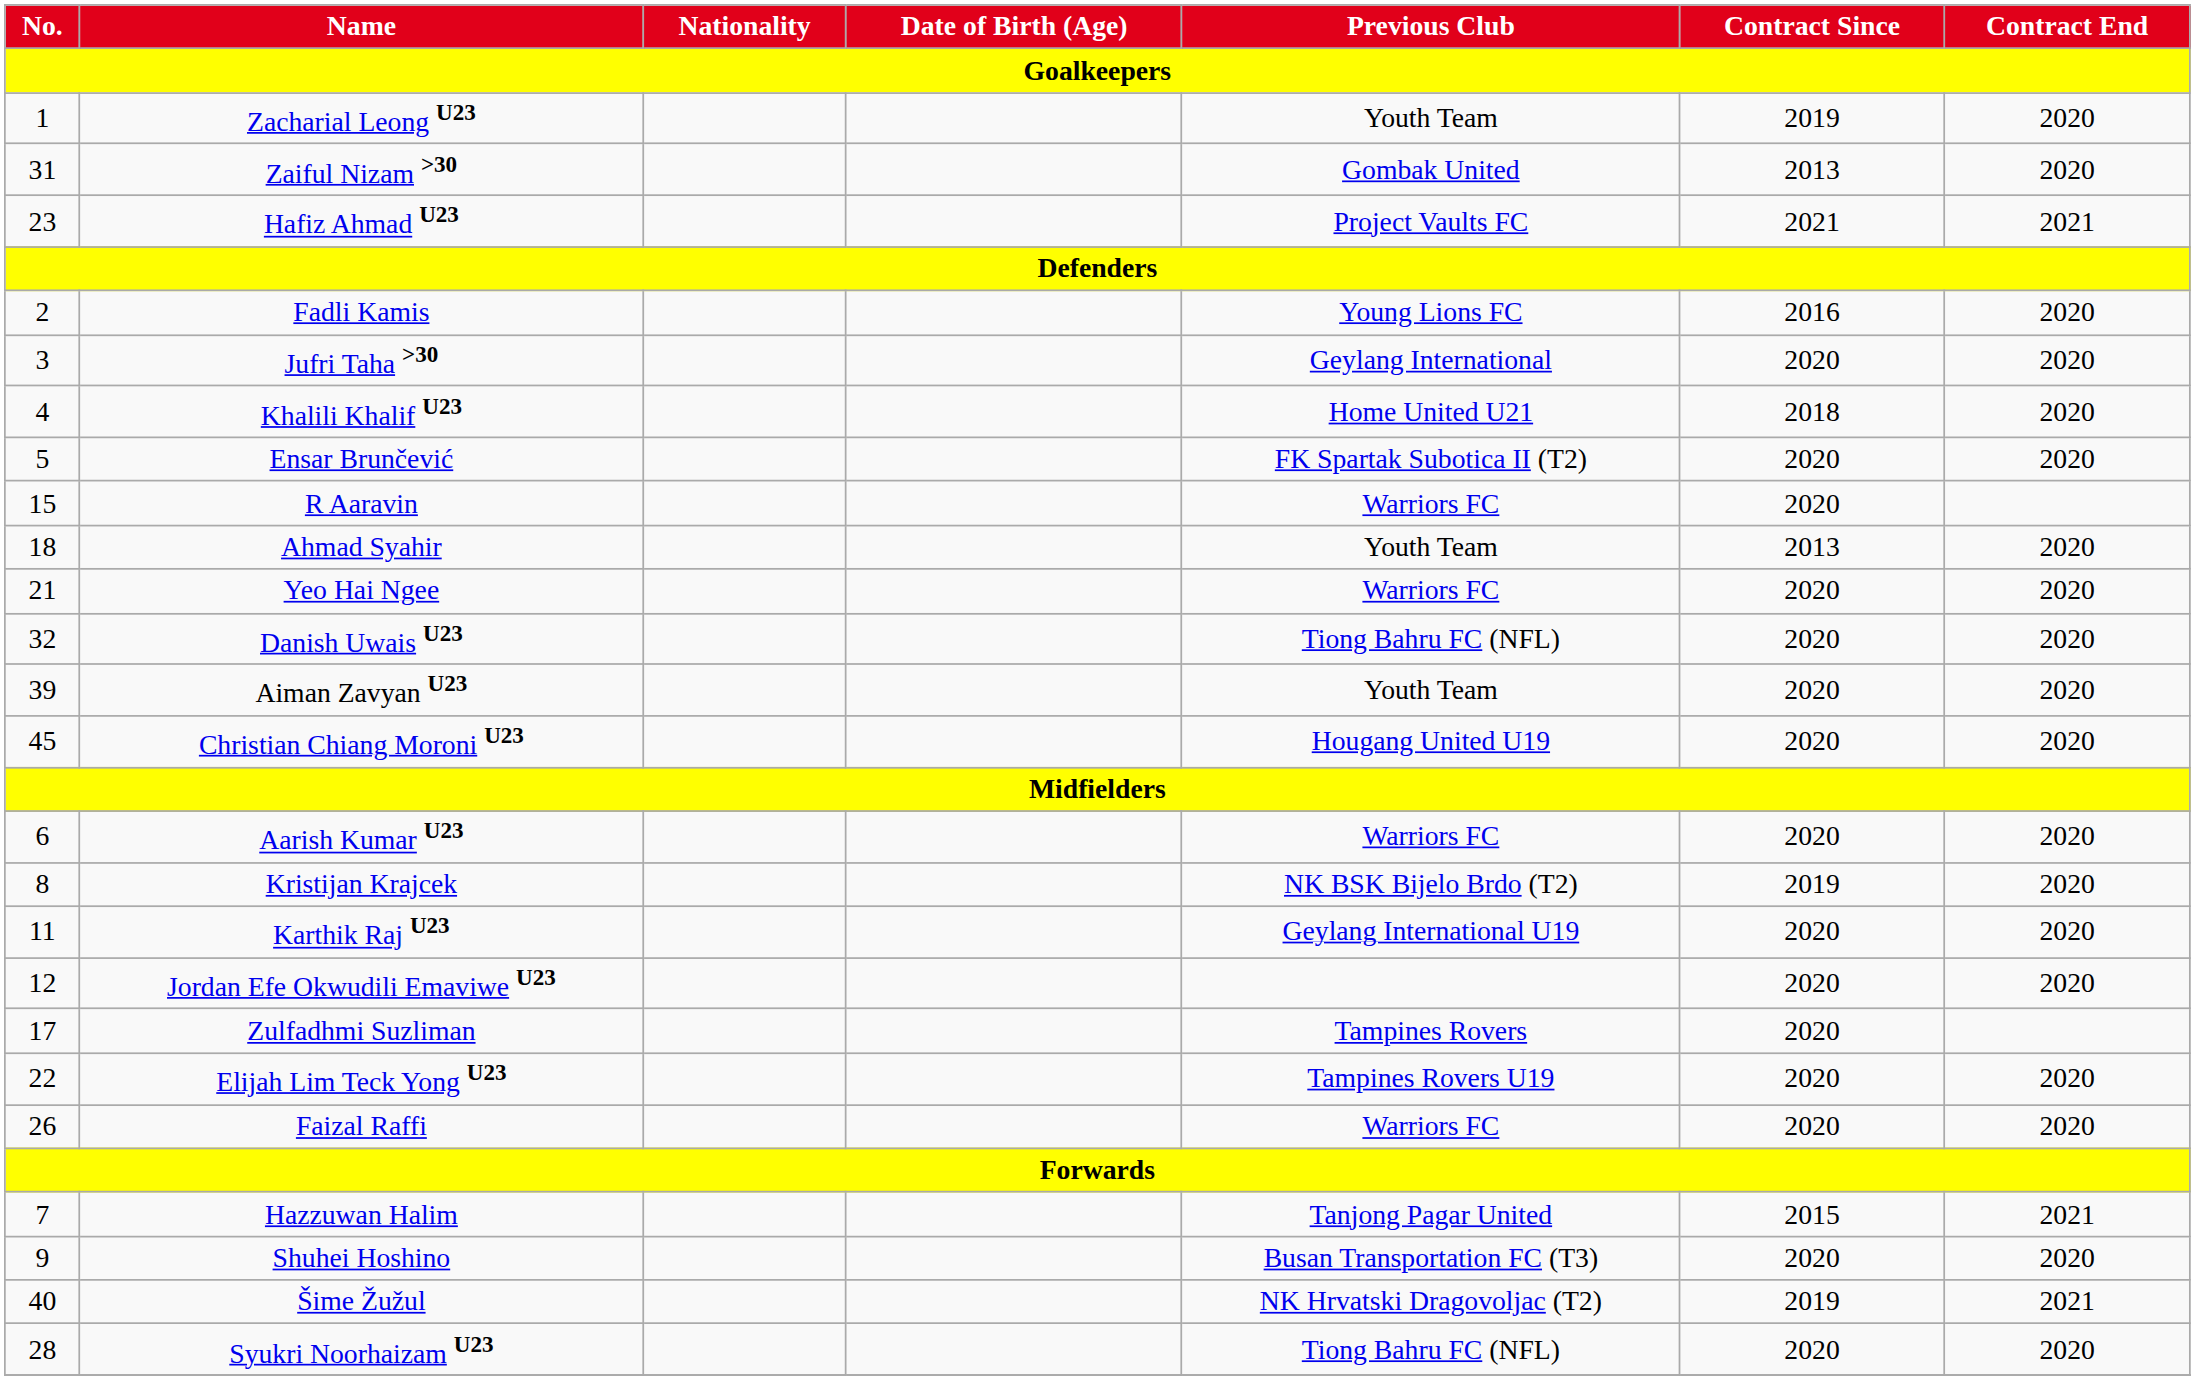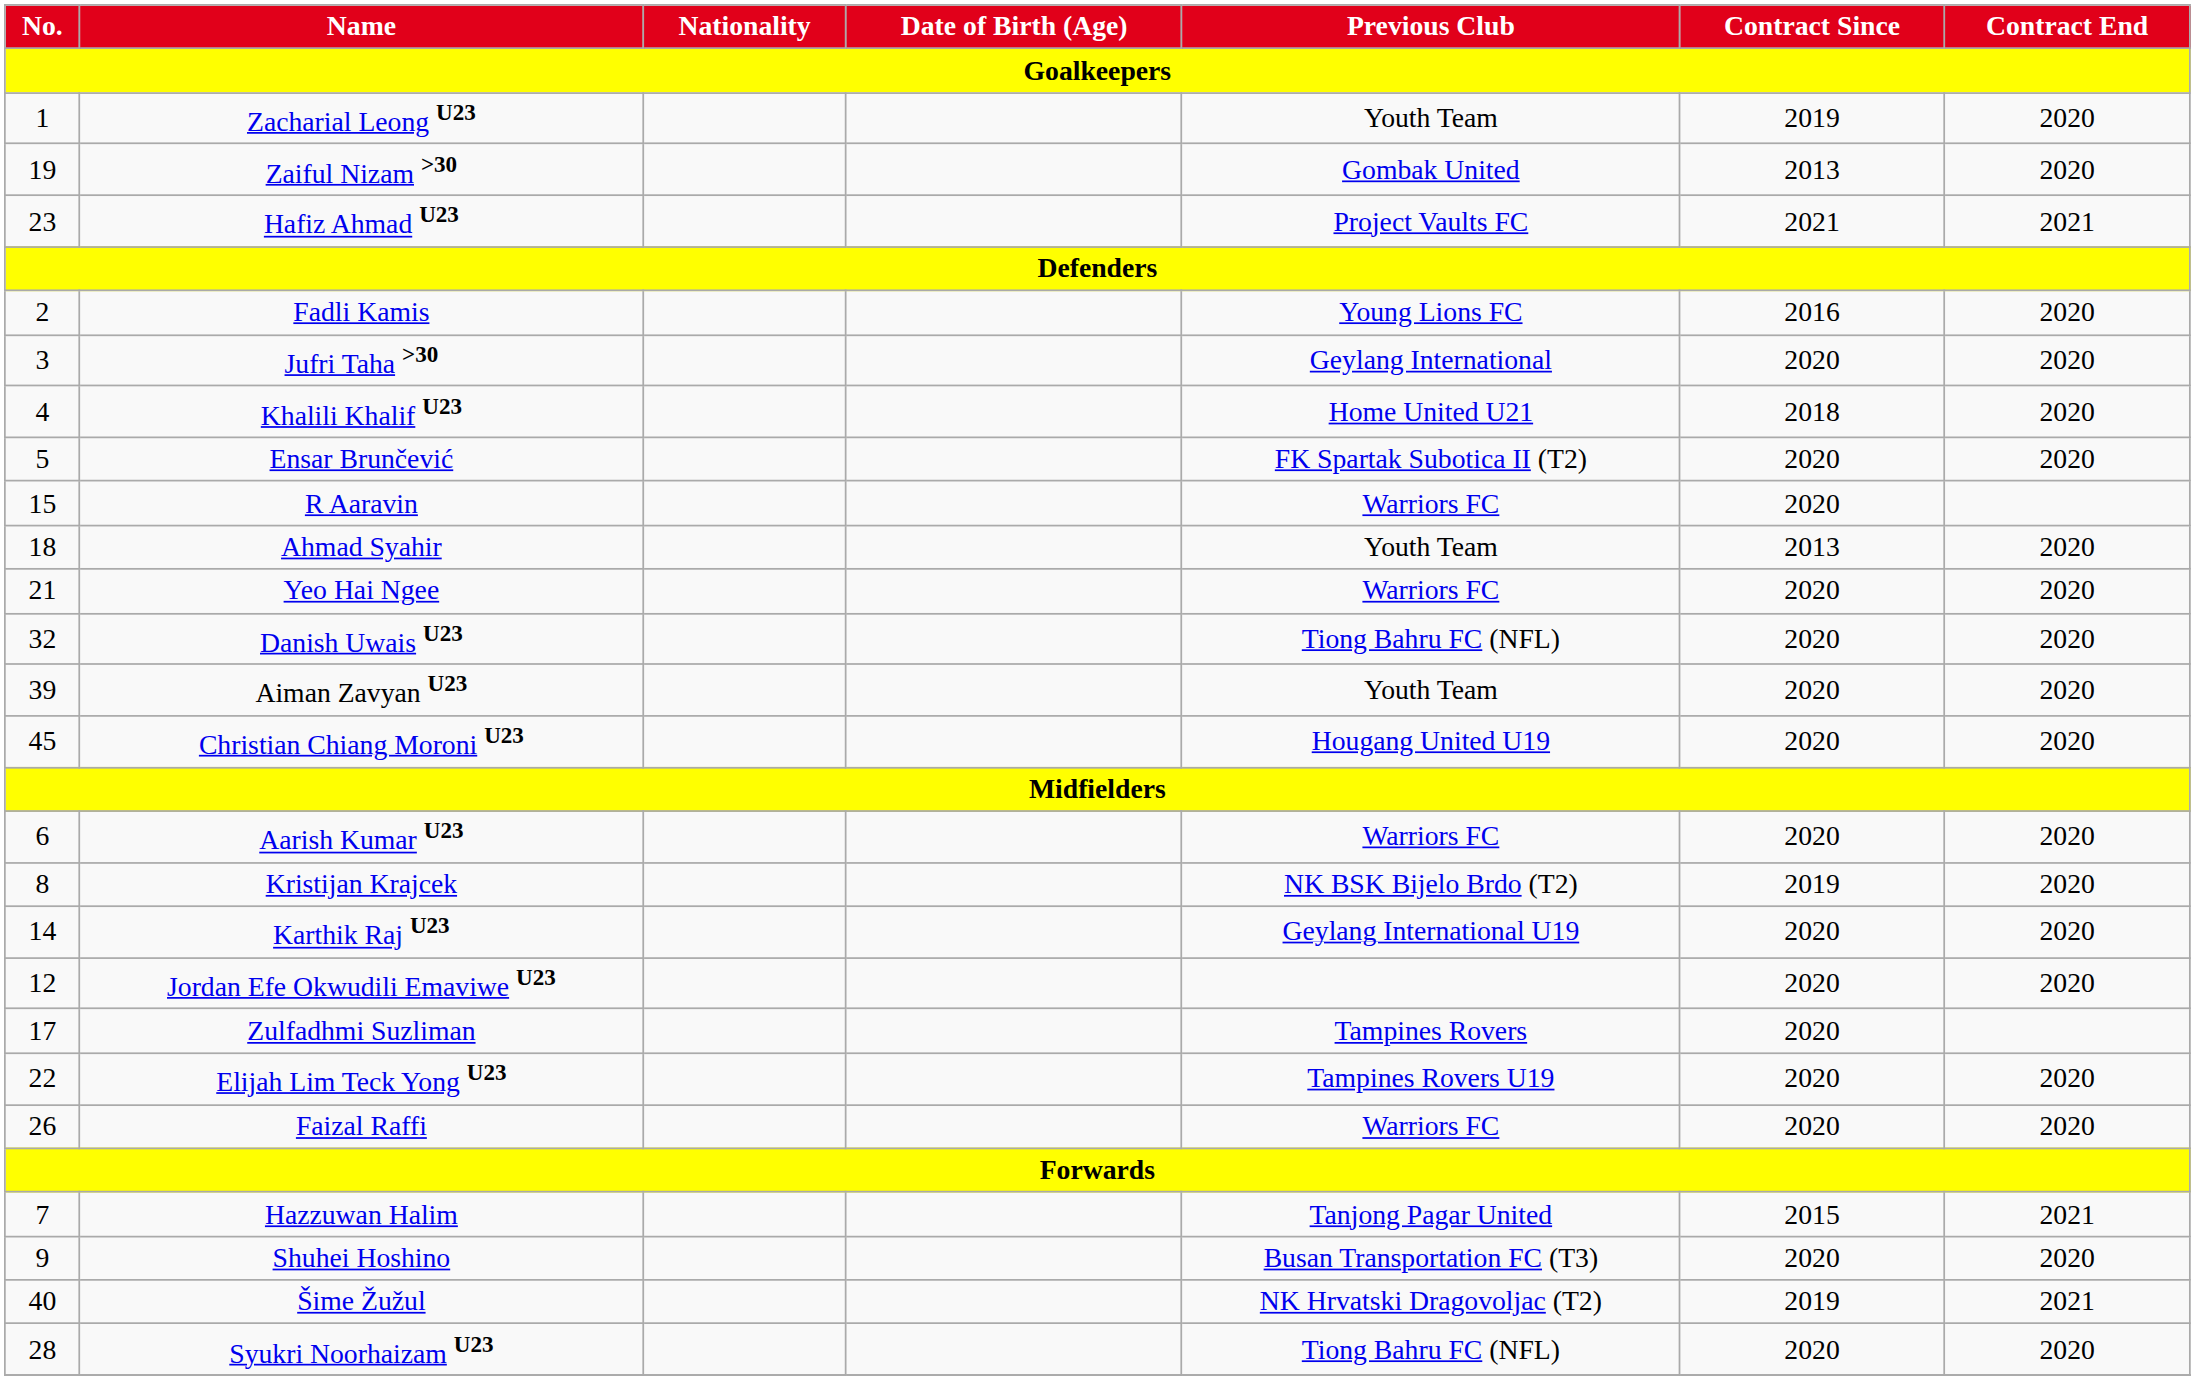(42, 169) 31 -> (42, 169) 19
(42, 931) 11 -> (42, 931) 14
